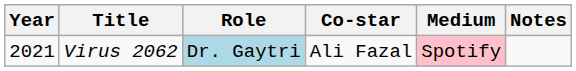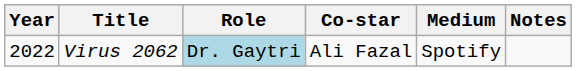(32, 51) 2021 -> (32, 51) 2022
(461, 51) pink background -> (461, 51) no background
